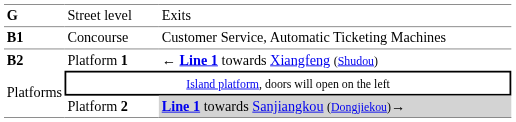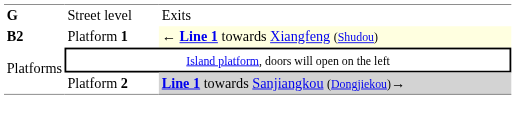- row: (98, 37)
(270, 60) no background -> (270, 36) lightyellow background
